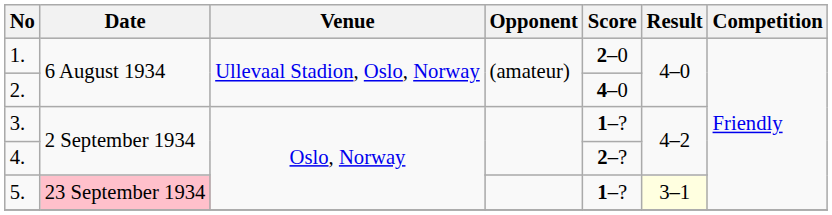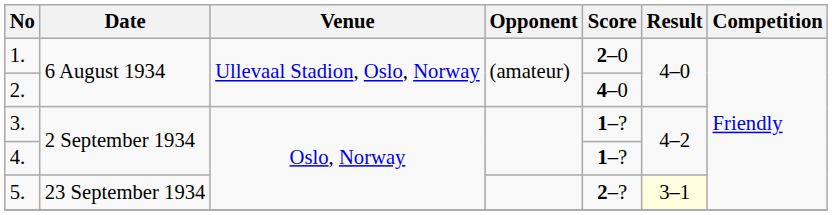(612, 157) 2–? -> (612, 157) 1–?
(125, 191) pink background -> (125, 191) no background
(612, 191) 1–? -> (612, 191) 2–?
